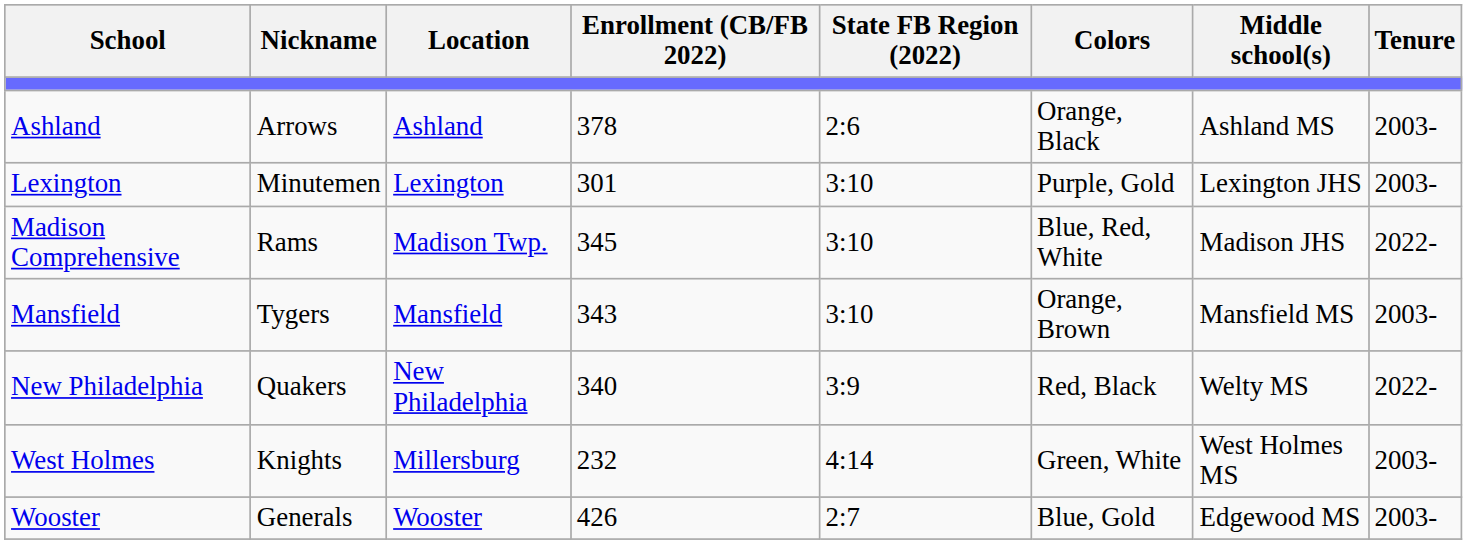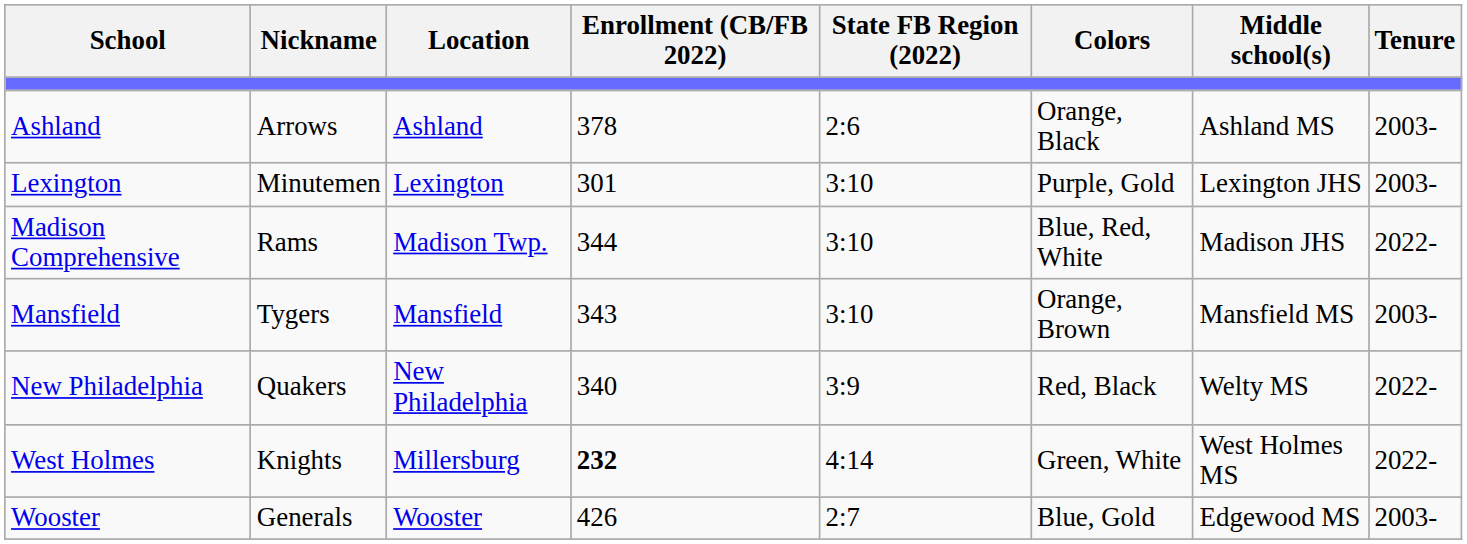(597, 241) 345 -> (597, 241) 344
(597, 460) normal -> (597, 460) bold
(1406, 460) 2003- -> (1406, 460) 2022-
